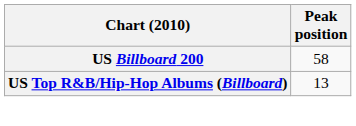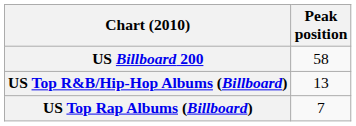+ row: (148, 108)
